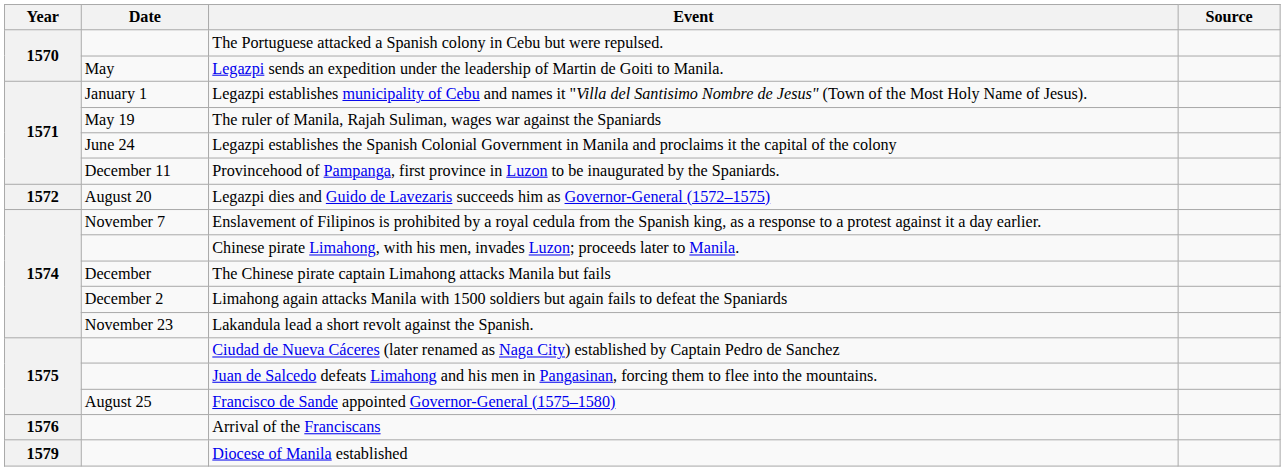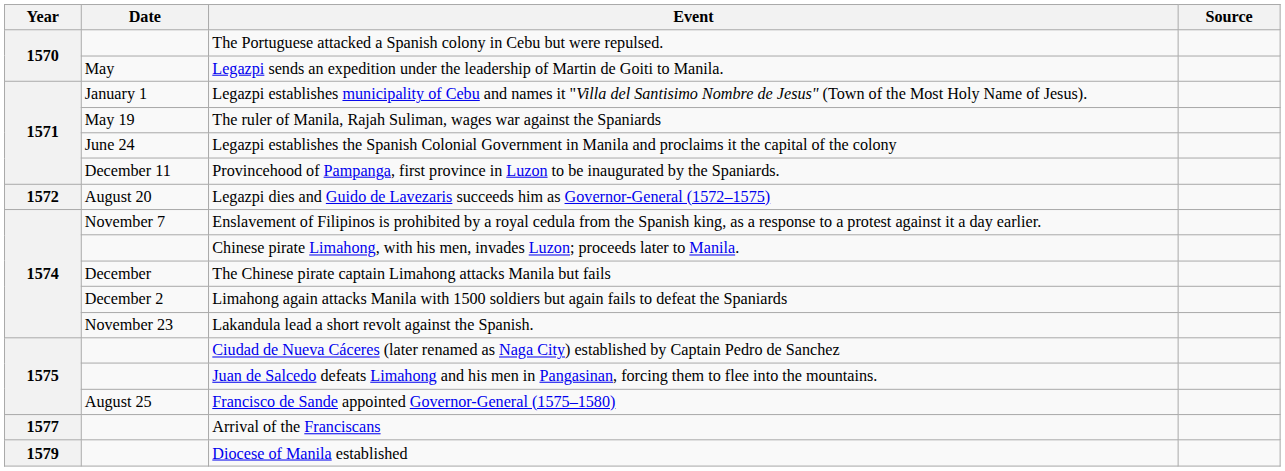(43, 427) 1576 -> (43, 427) 1577
